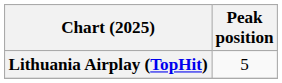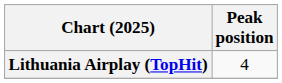(245, 64) 5 -> (245, 64) 4
